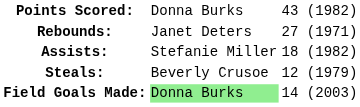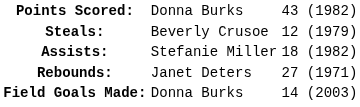rows swapped: (75, 32) <-> (75, 73)
(197, 93) lightgreen background -> (197, 93) no background
